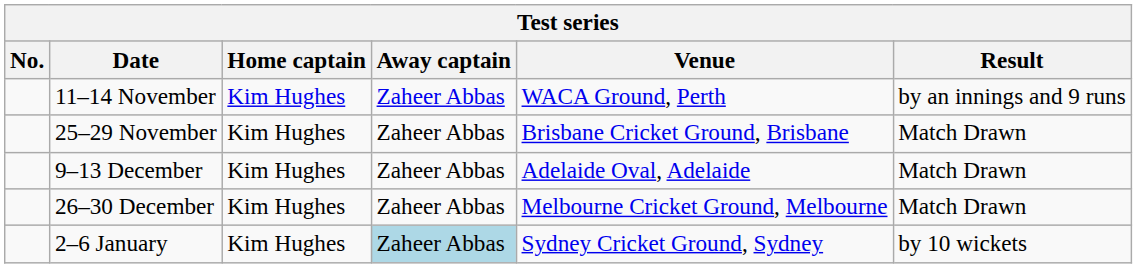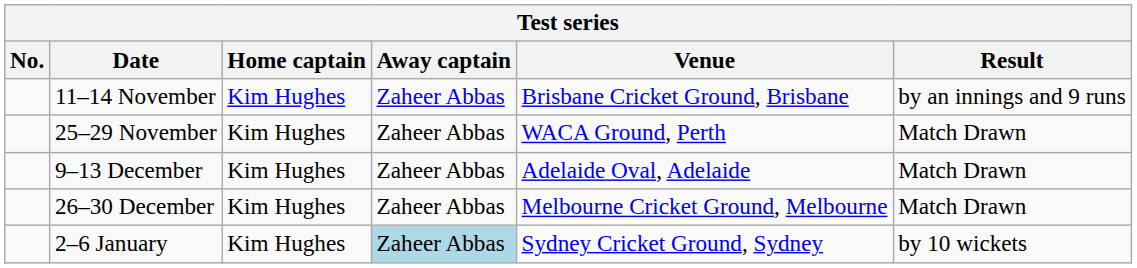(624, 96) WACA Ground, Perth -> (685, 96) Brisbane Cricket Ground, Brisbane
(685, 133) Brisbane Cricket Ground, Brisbane -> (624, 133) WACA Ground, Perth
